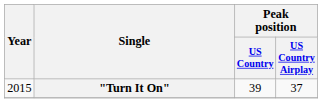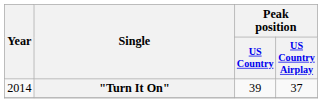(19, 88) 2015 -> (19, 88) 2014
